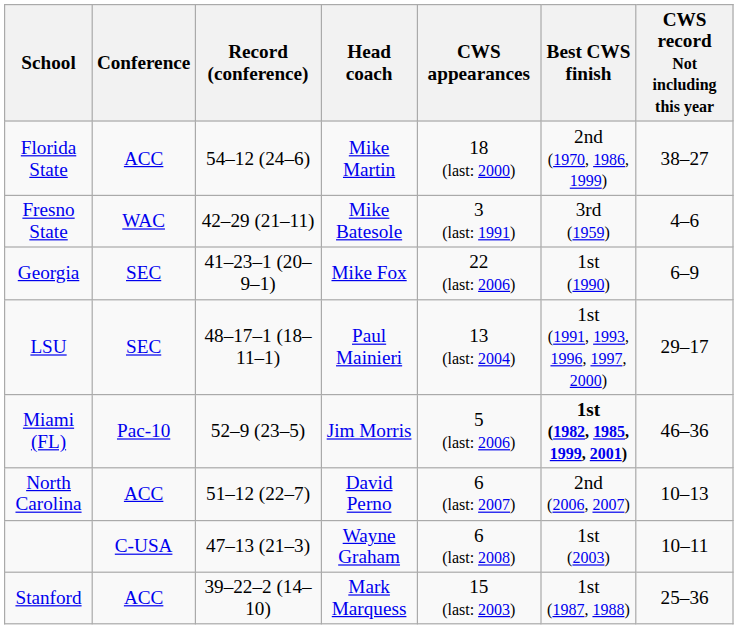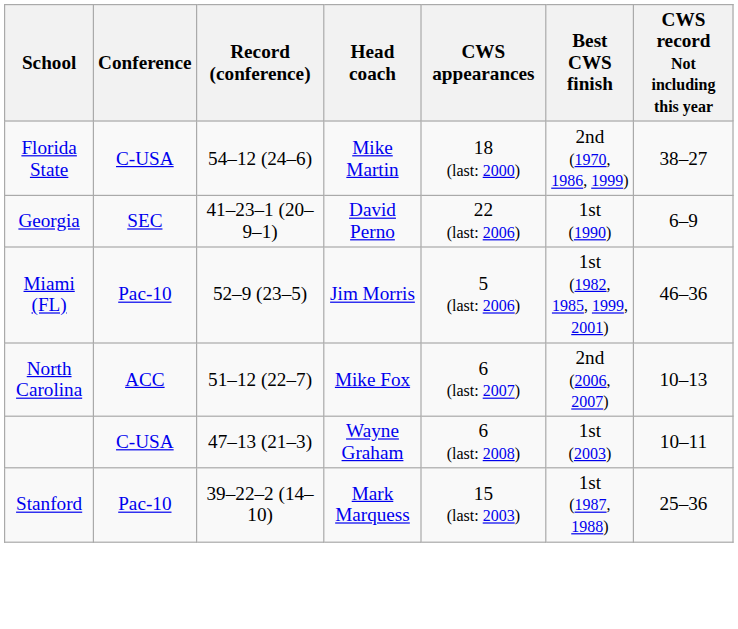(144, 158) ACC -> (145, 158) C-USA
- row: (49, 221)
(369, 273) Mike Fox -> (372, 221) David Perno
- row: (49, 346)
(588, 431) bold -> (590, 294) normal
(369, 494) David Perno -> (372, 379) Mike Fox
(144, 598) ACC -> (145, 504) Pac-10
